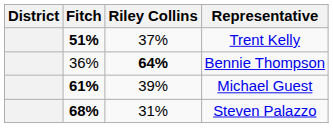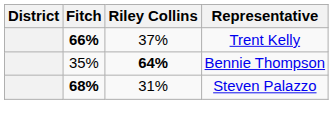(84, 39) 51% -> (84, 39) 66%
(84, 63) 36% -> (84, 63) 35%
- row: (265, 87)
